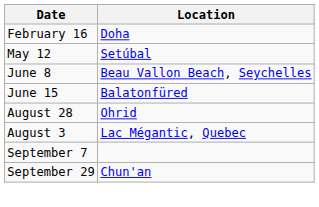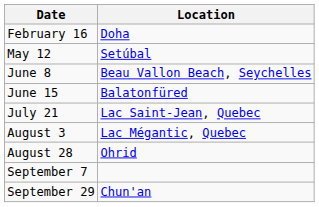+ row: (33, 113)
rows swapped: (36, 133) <-> (40, 113)
